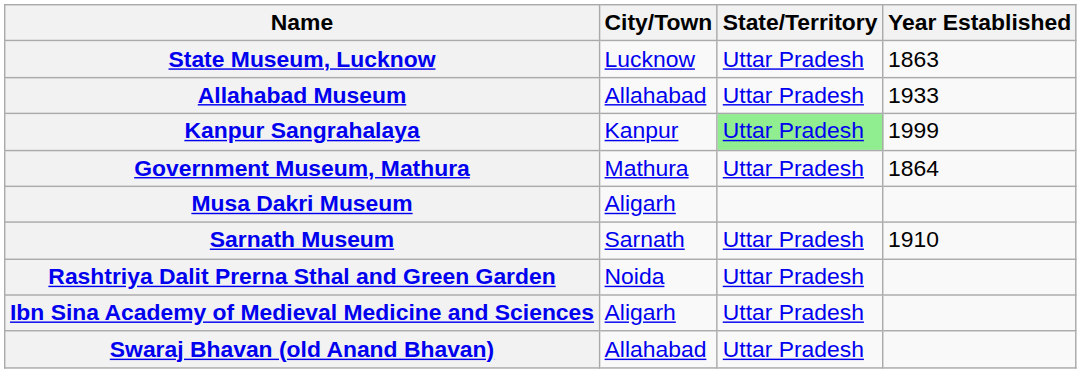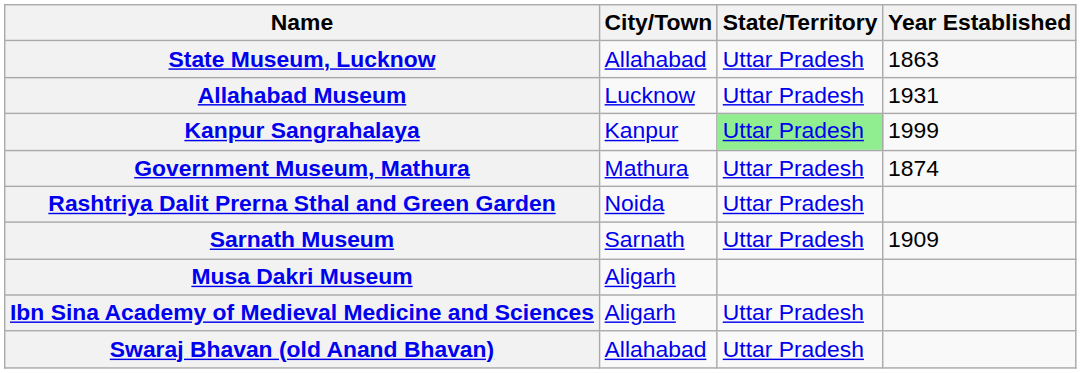(650, 58) Lucknow -> (655, 58) Allahabad
(655, 95) Allahabad -> (650, 95) Lucknow
(913, 95) 1933 -> (913, 95) 1931
(913, 167) 1864 -> (913, 167) 1874
rows swapped: (302, 204) <-> (302, 276)
(913, 240) 1910 -> (913, 240) 1909
